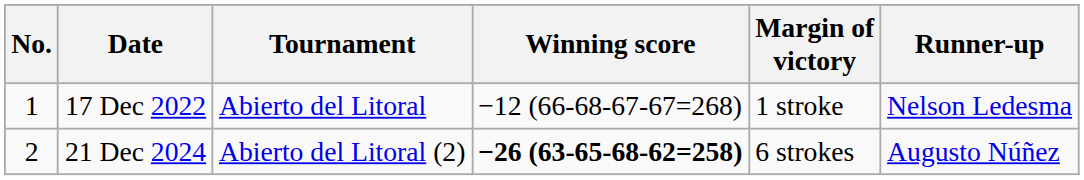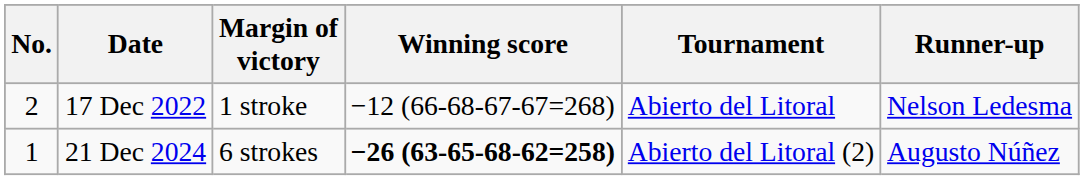columns swapped: (342, 43) <-> (815, 43)
(32, 105) 1 -> (32, 105) 2
(32, 151) 2 -> (32, 151) 1
